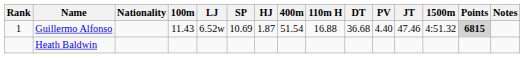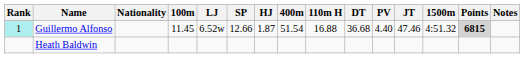(19, 28) no background -> (19, 28) paleturquoise background
(183, 28) 11.43 -> (183, 28) 11.45
(241, 28) 10.69 -> (241, 28) 12.66
